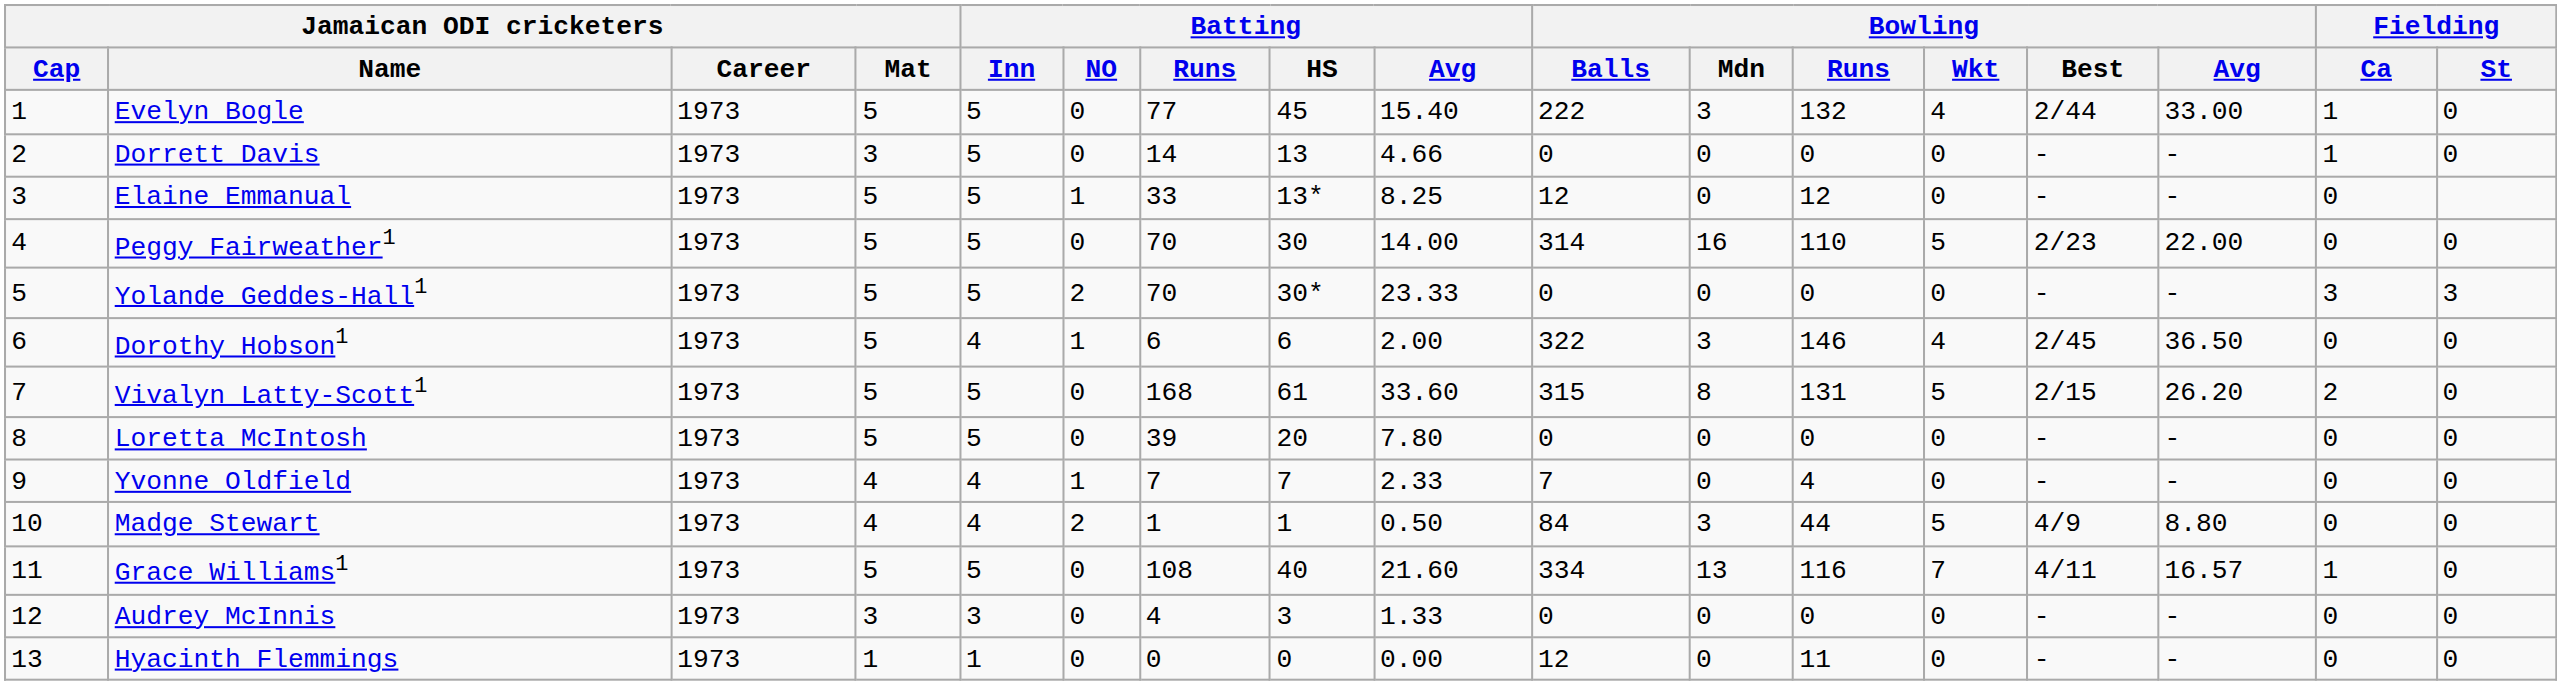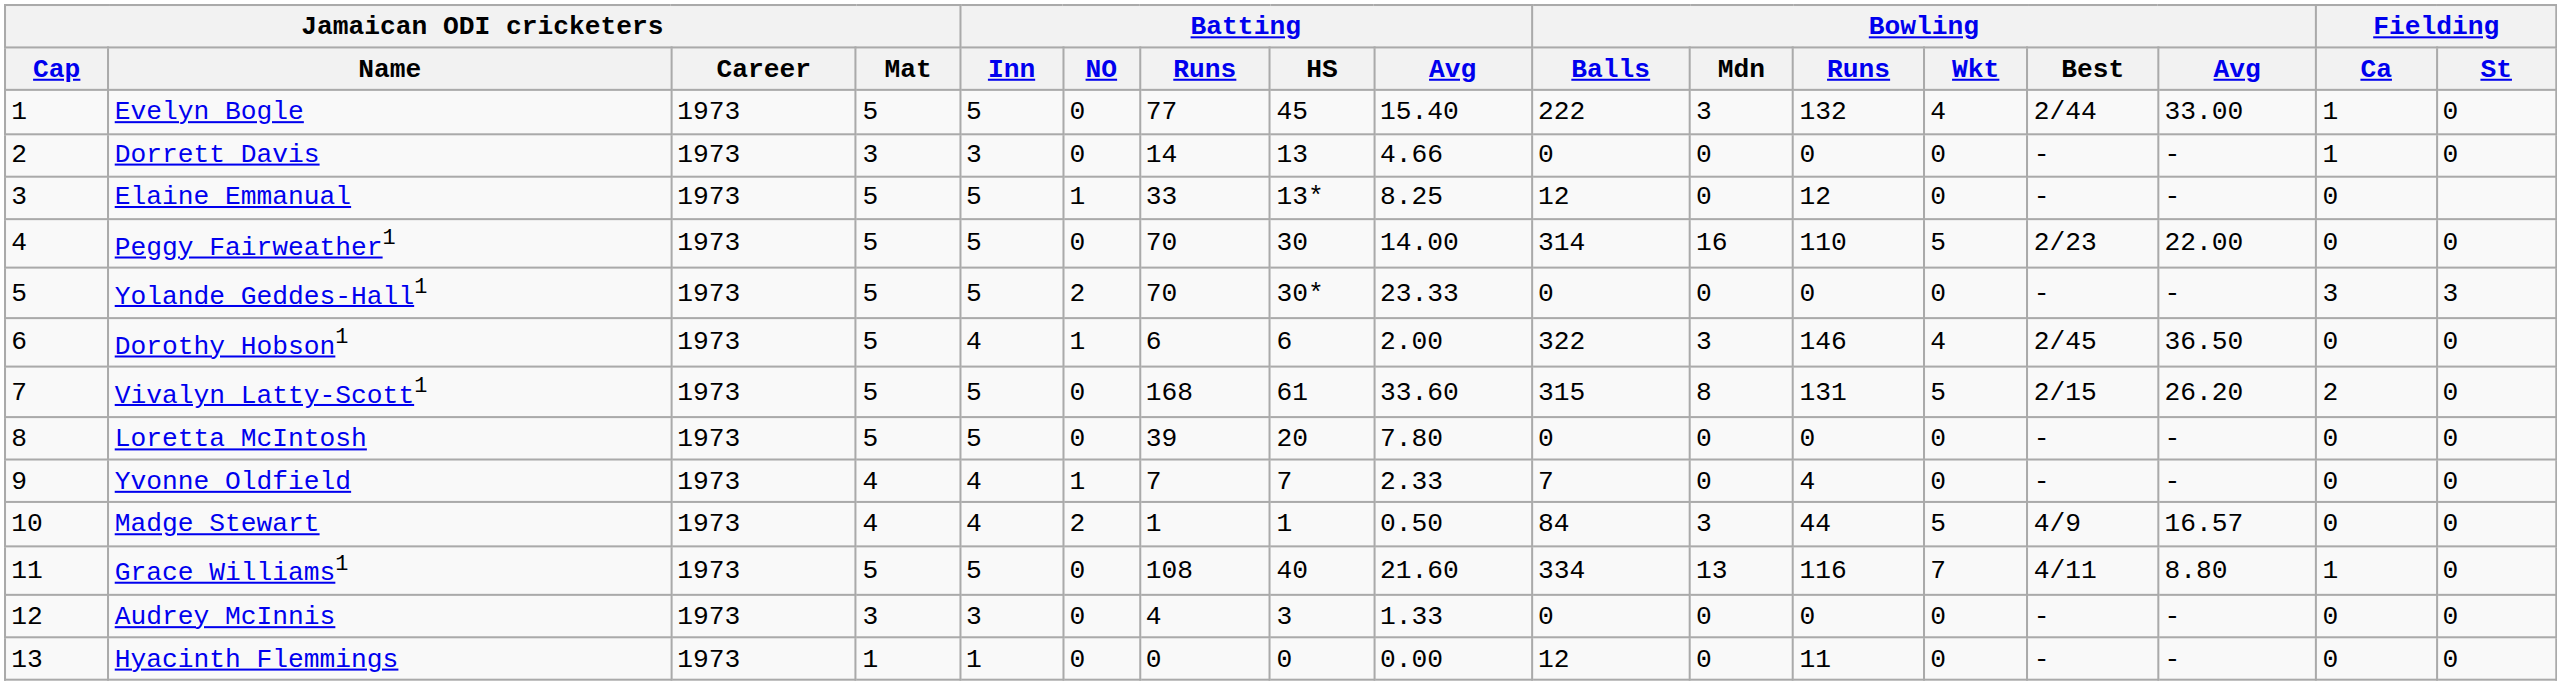(974, 155) 5 -> (974, 155) 3
(2196, 524) 8.80 -> (2204, 524) 16.57
(2204, 570) 16.57 -> (2196, 570) 8.80
